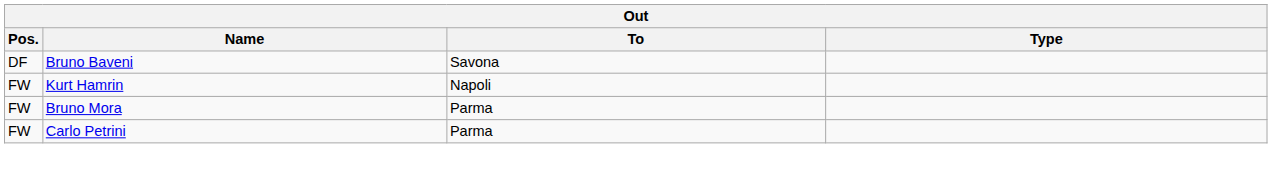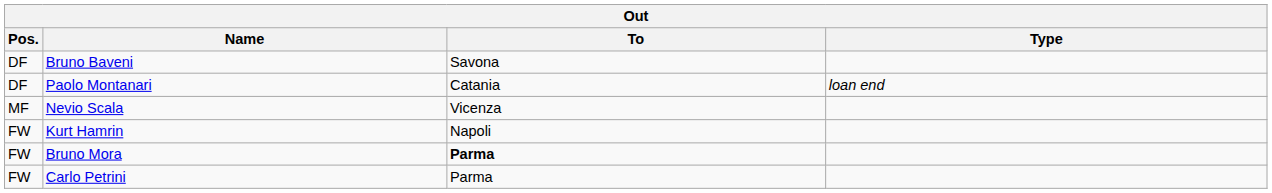+ row: (99, 85)
+ row: (85, 108)
(471, 108) normal -> (472, 154) bold
